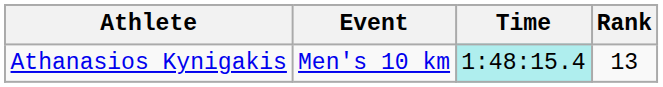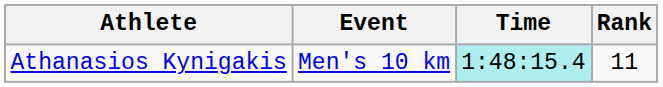(624, 63) 13 -> (624, 63) 11
